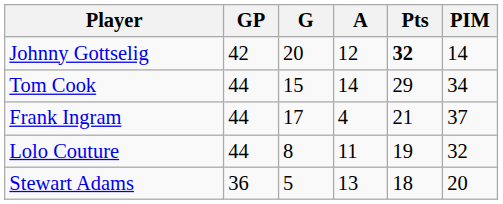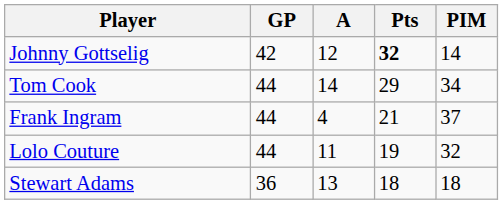- column: (306, 20)
(457, 183) 20 -> (451, 183) 18
